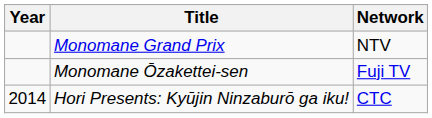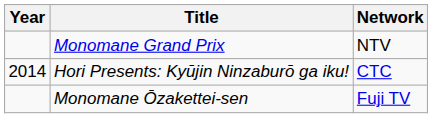rows swapped: (202, 98) <-> (151, 71)
